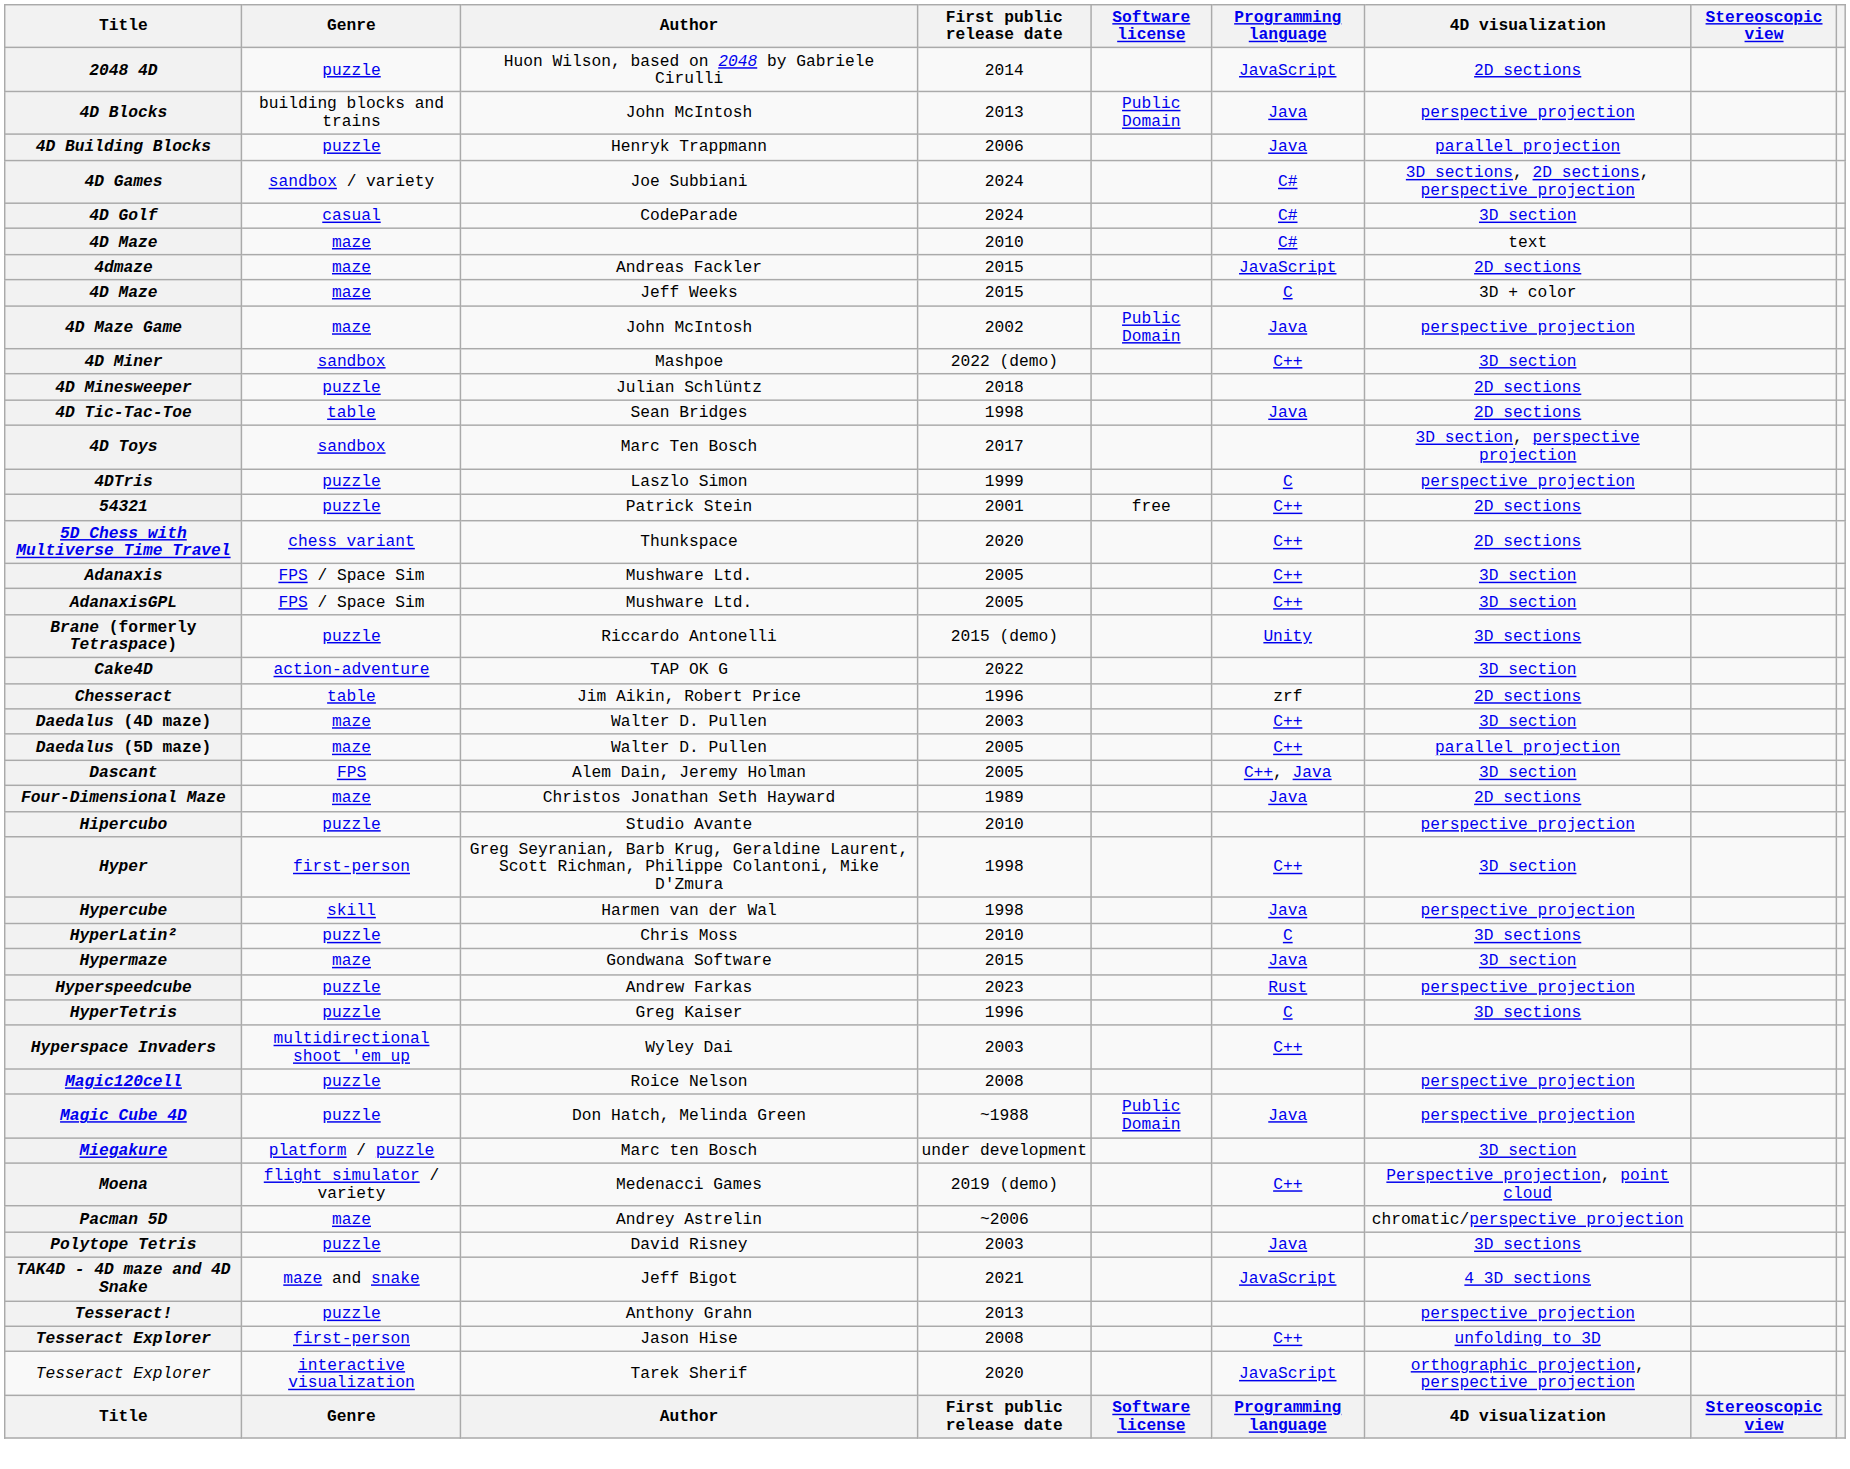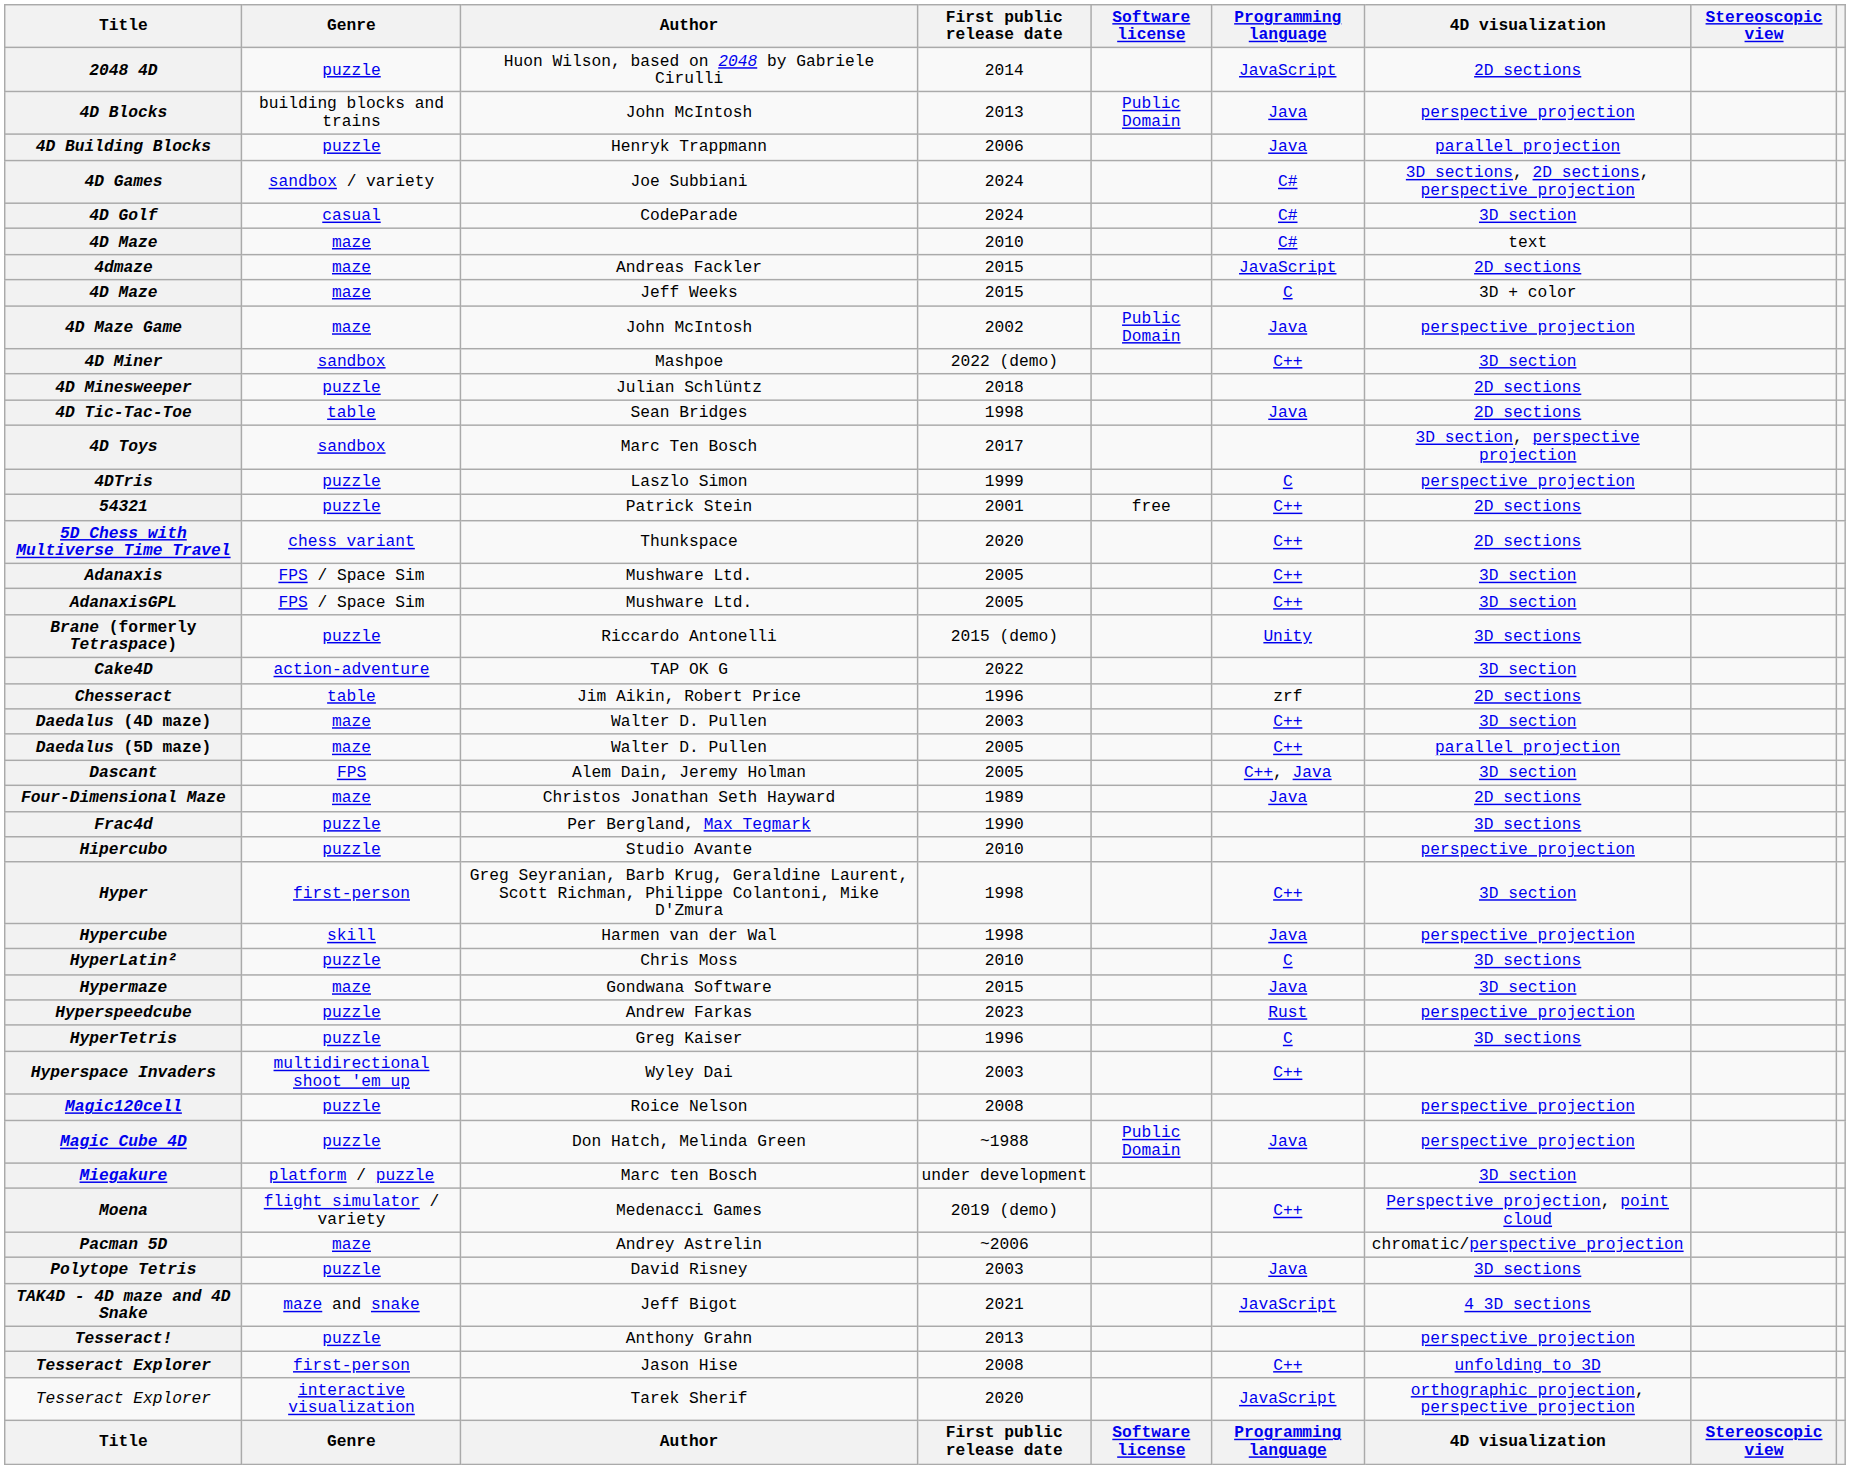+ row: (123, 824)
